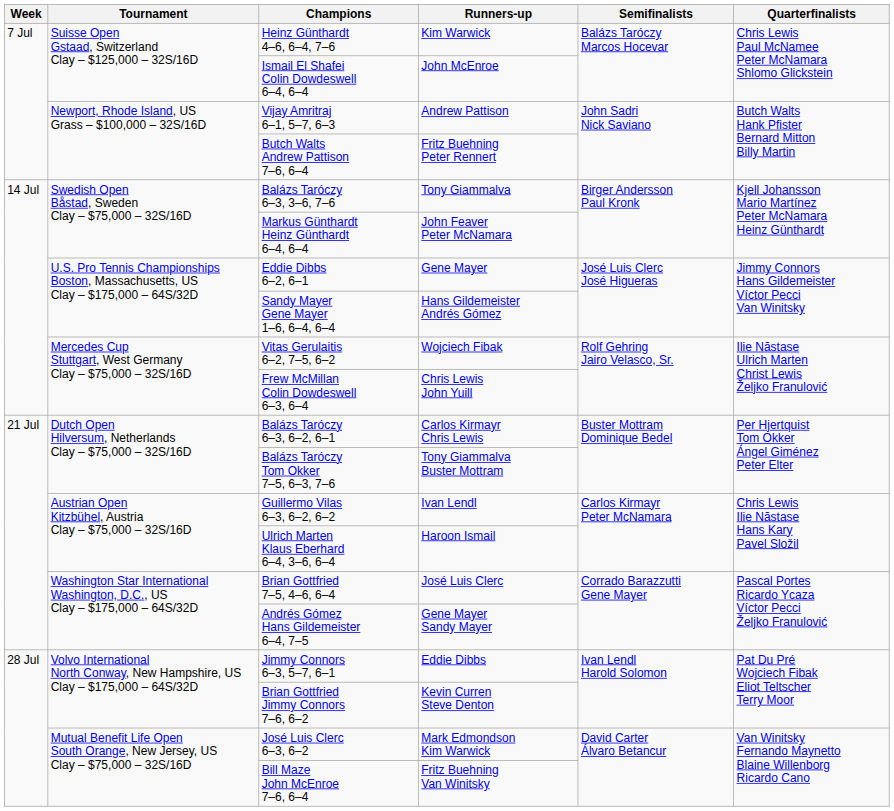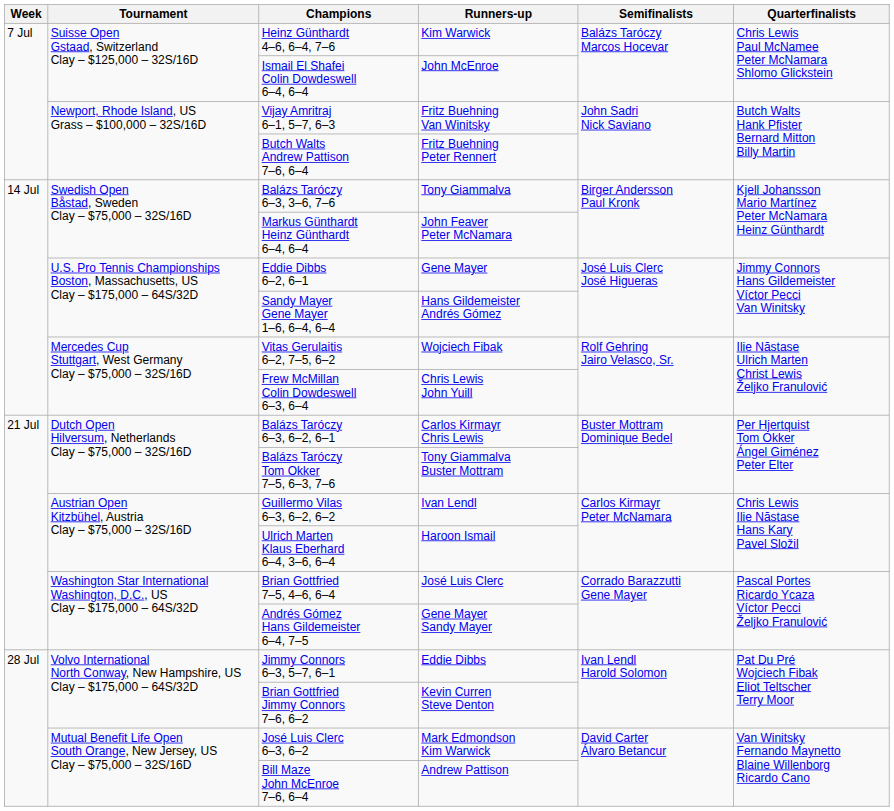(465, 111) Andrew Pattison -> (460, 118) Fritz Buehning Van Winitsky
(460, 777) Fritz Buehning Van Winitsky -> (465, 770) Andrew Pattison
